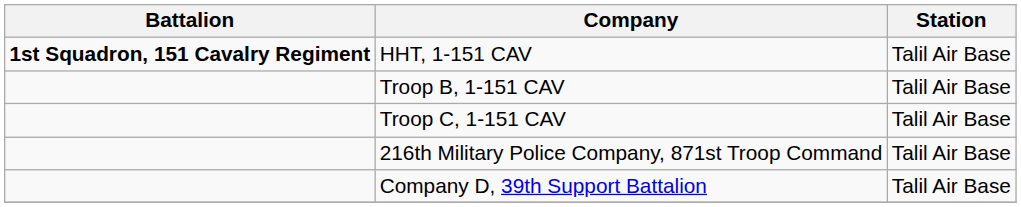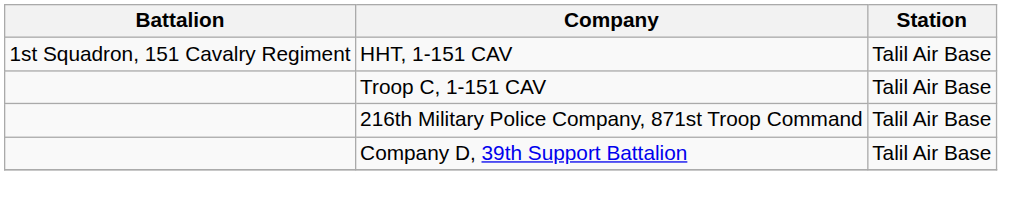(190, 53) bold -> (180, 53) normal
- row: (472, 86)
